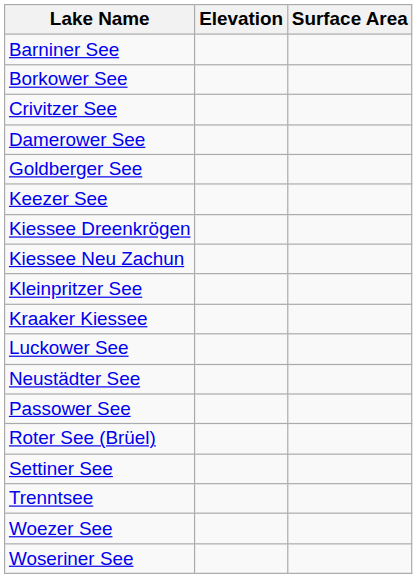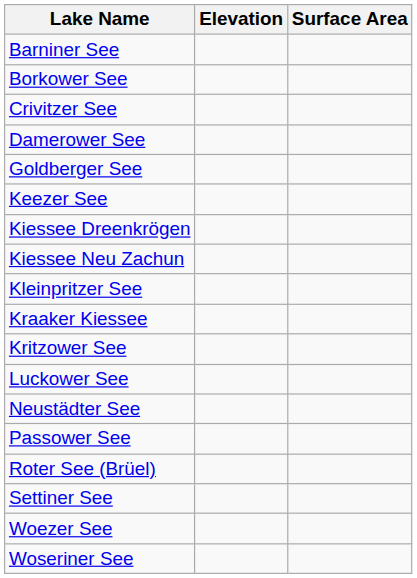+ row: (68, 348)
- row: (51, 498)
